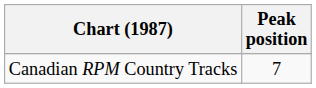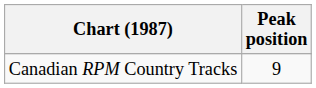(277, 68) 7 -> (277, 68) 9
